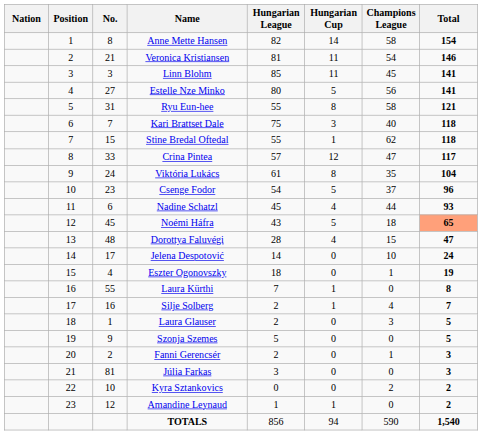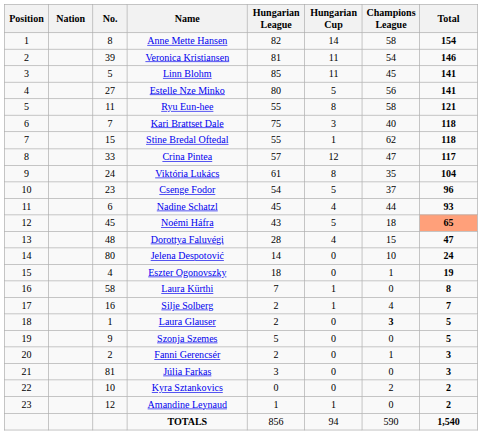columns swapped: (71, 18) <-> (26, 18)
(110, 57) 21 -> (110, 57) 39
(110, 74) 3 -> (110, 74) 5
(110, 107) 31 -> (110, 107) 11
(110, 256) 17 -> (110, 256) 80
(110, 289) 55 -> (110, 289) 58
(391, 322) normal -> (391, 322) bold
